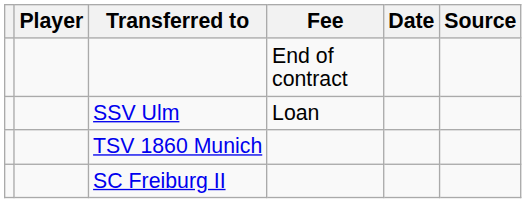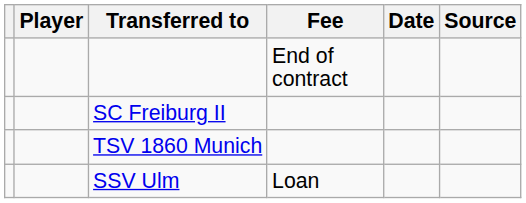rows swapped: (159, 180) <-> (136, 112)
